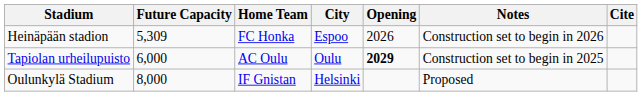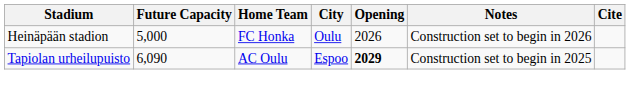(152, 36) 5,309 -> (152, 36) 5,000
(331, 36) Espoo -> (328, 36) Oulu
(152, 58) 6,000 -> (152, 58) 6,090
(328, 58) Oulu -> (331, 58) Espoo
- row: (61, 79)
